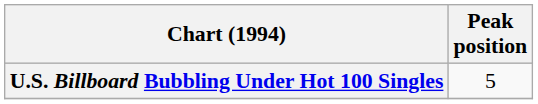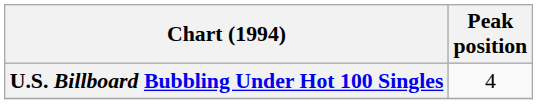(490, 80) 5 -> (490, 80) 4
